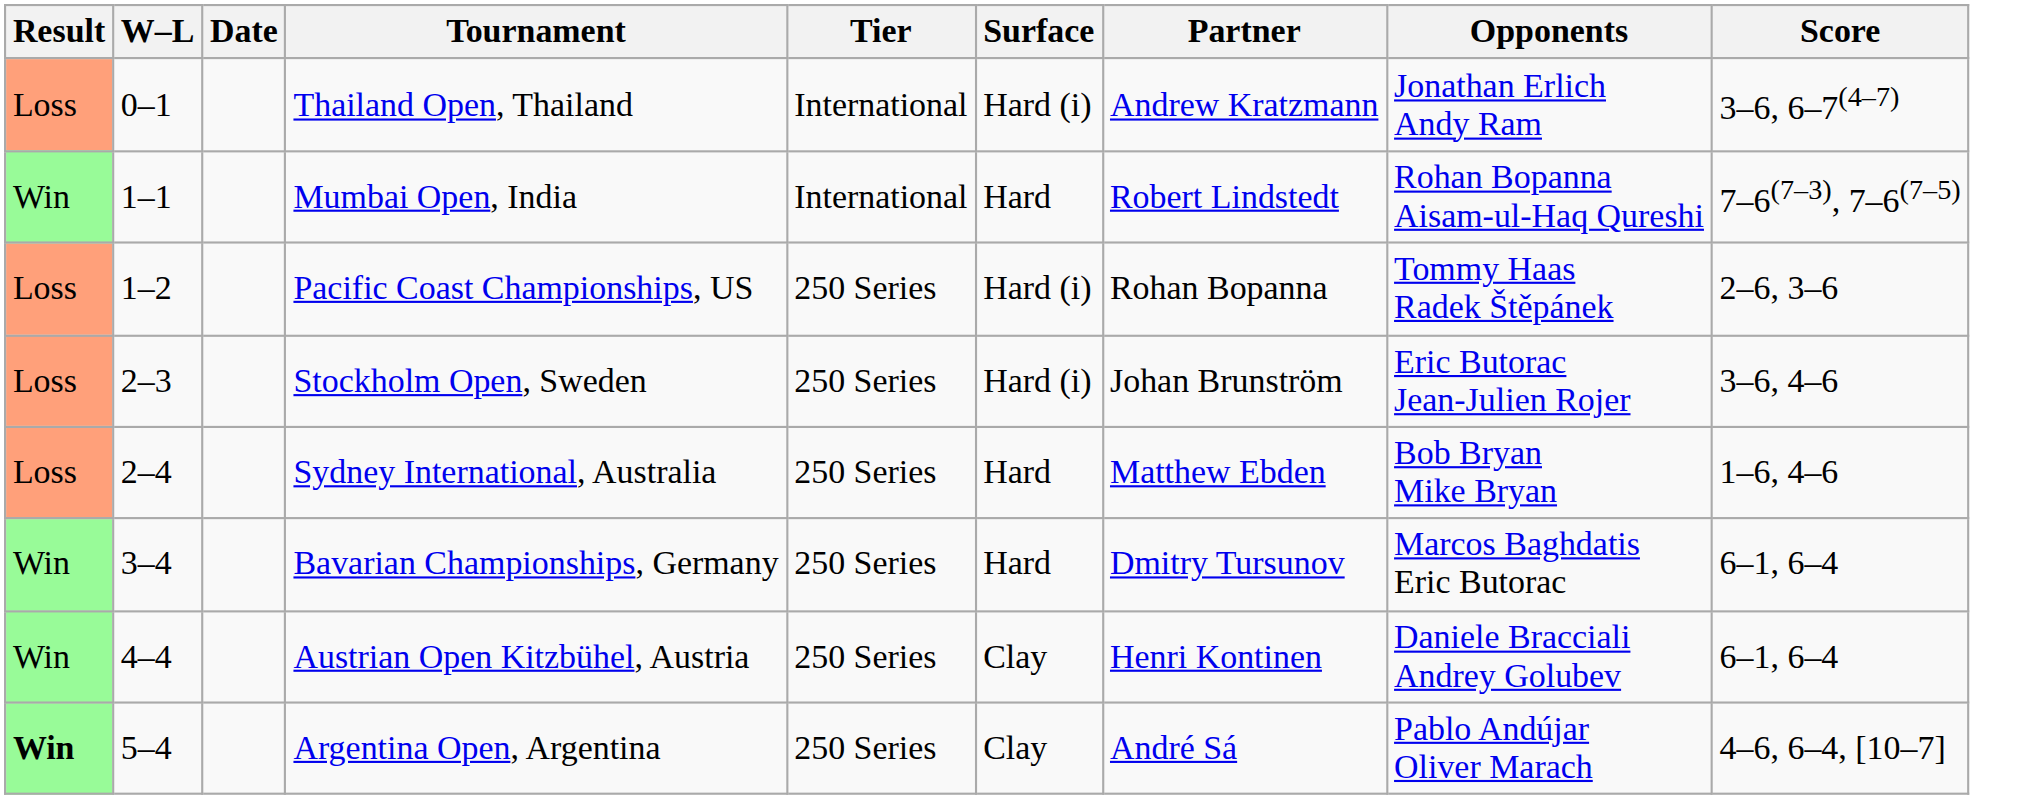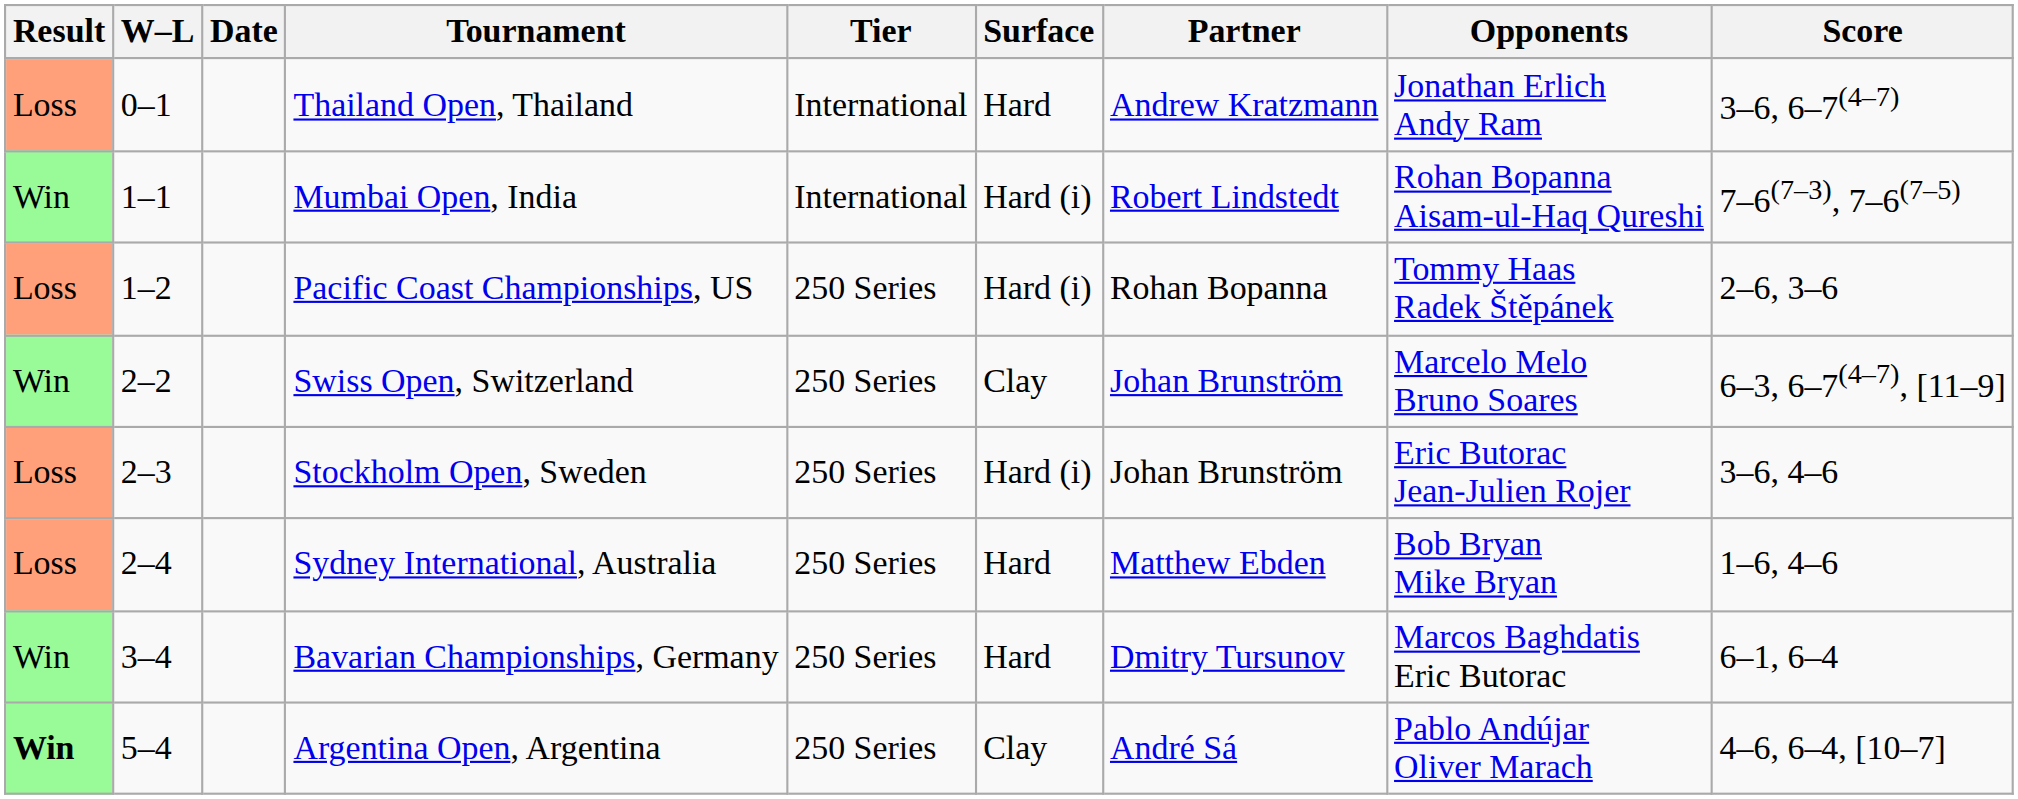(1037, 104) Hard (i) -> (1017, 104) Hard
(1017, 196) Hard -> (1037, 196) Hard (i)
+ row: (464, 380)
- row: (521, 656)
